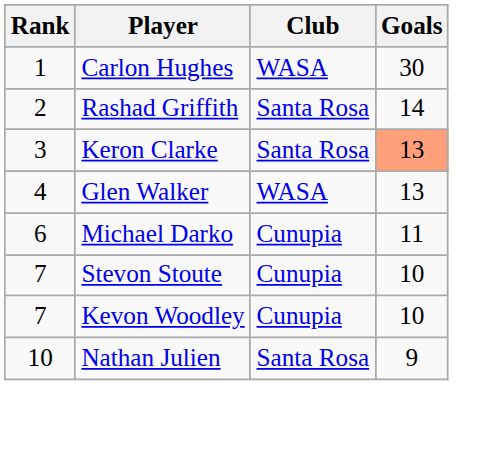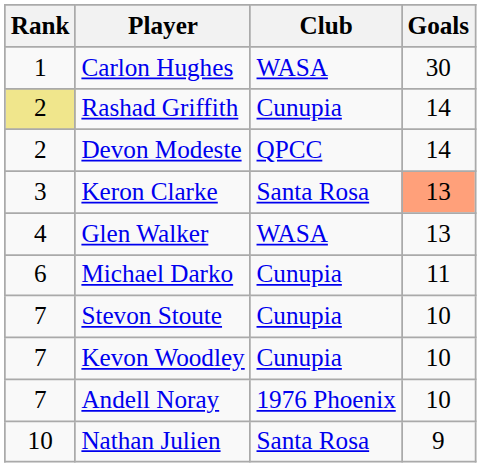(40, 108) no background -> (40, 108) khaki background
(313, 108) Santa Rosa -> (299, 108) Cunupia
+ row: (162, 150)
+ row: (150, 399)
